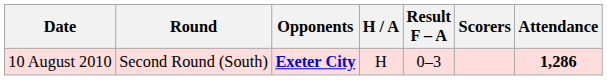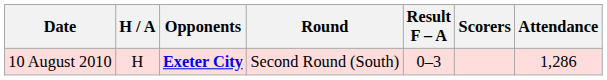columns swapped: (194, 26) <-> (381, 26)
(558, 61) bold -> (558, 61) normal
